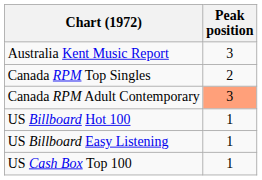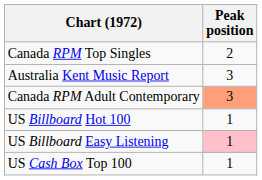rows swapped: (88, 53) <-> (79, 75)
(230, 141) no background -> (230, 141) pink background
